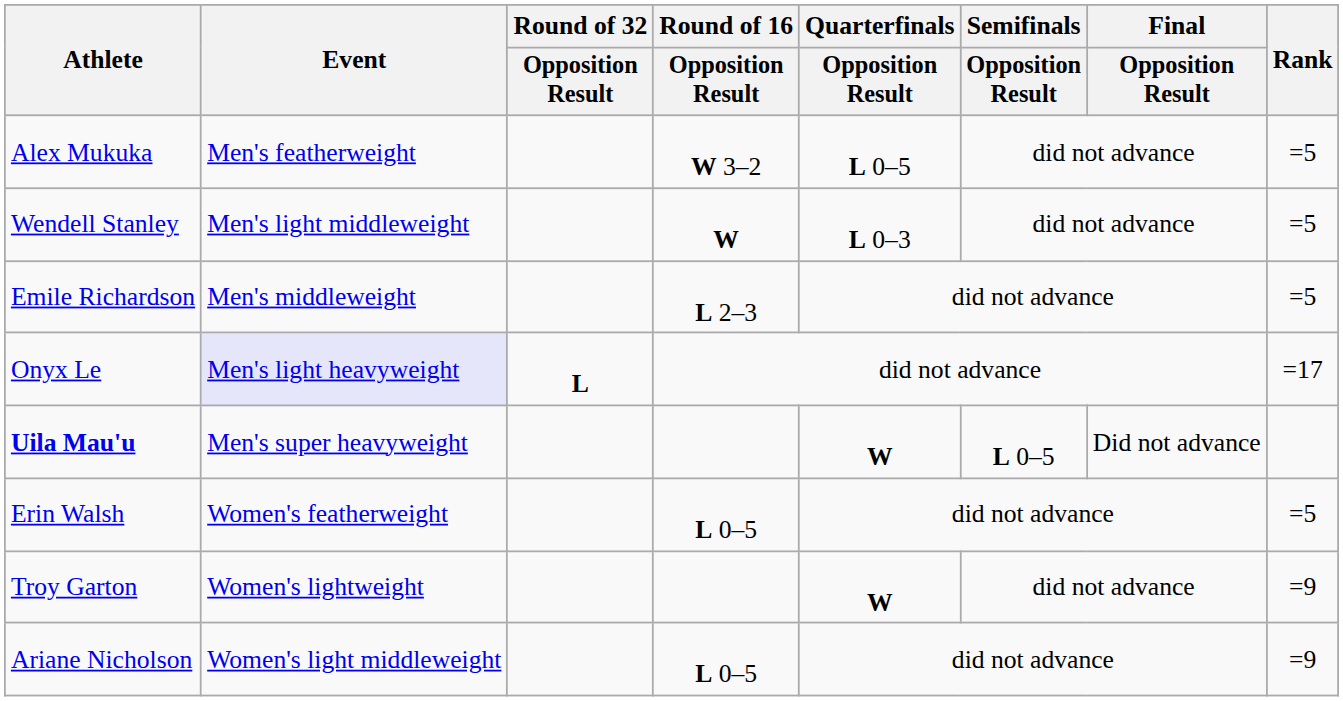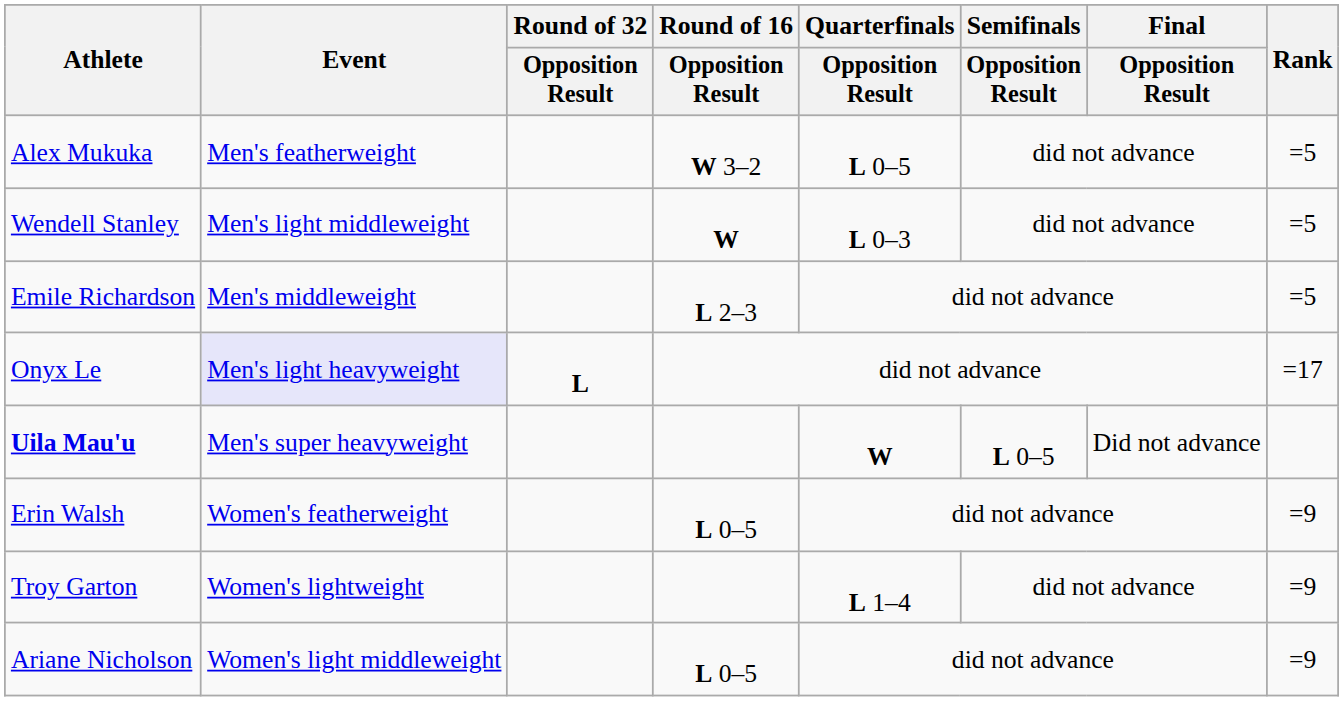(1303, 514) =5 -> (1303, 514) =9
(880, 602) W -> (880, 602) L 1–4
